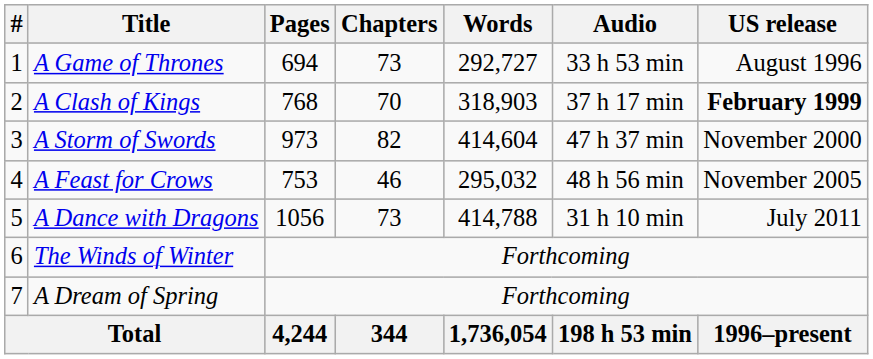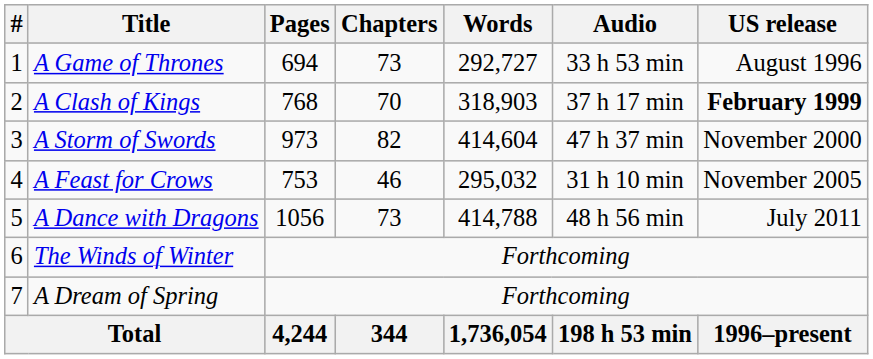(625, 179) 48 h 56 min -> (625, 179) 31 h 10 min
(625, 218) 31 h 10 min -> (625, 218) 48 h 56 min
